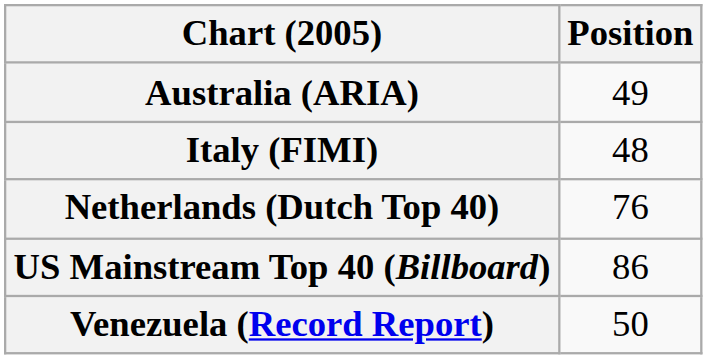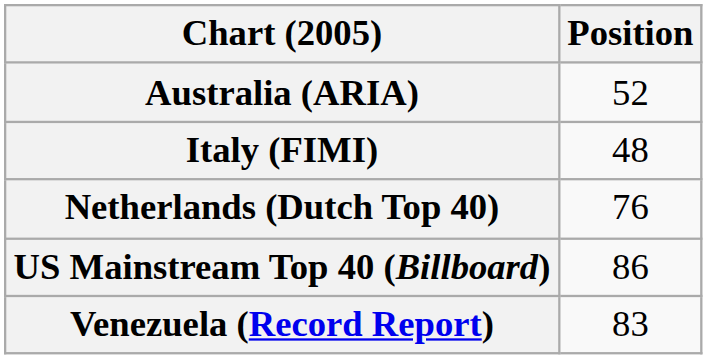(630, 91) 49 -> (630, 91) 52
(630, 324) 50 -> (630, 324) 83
